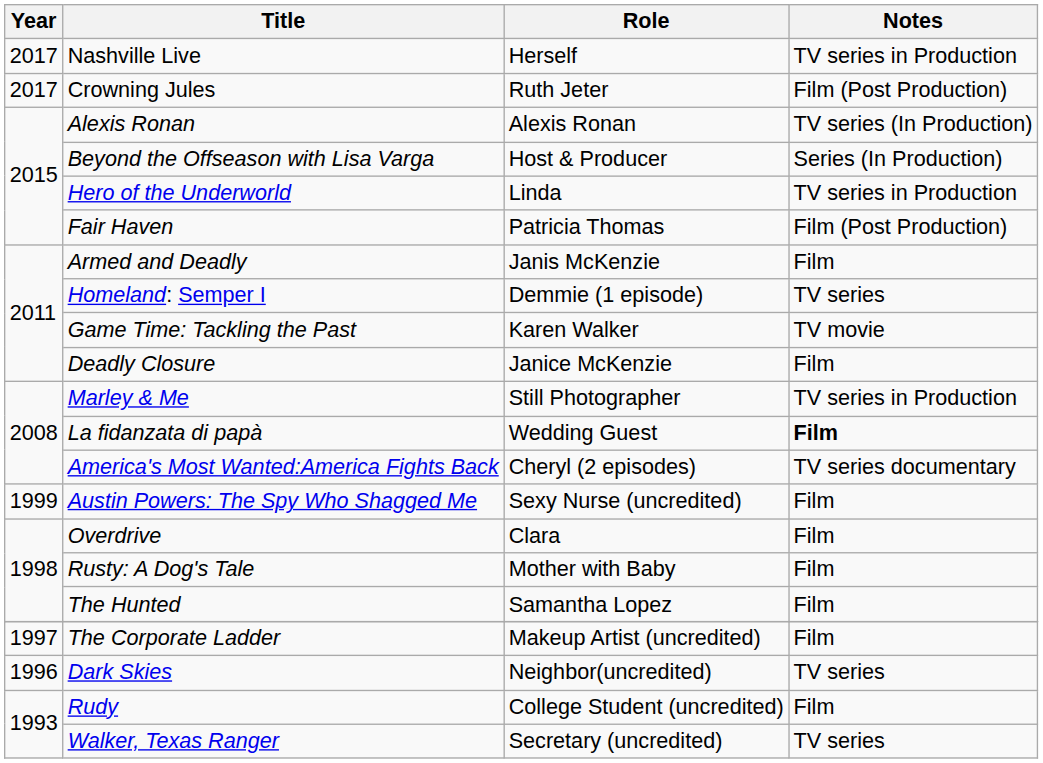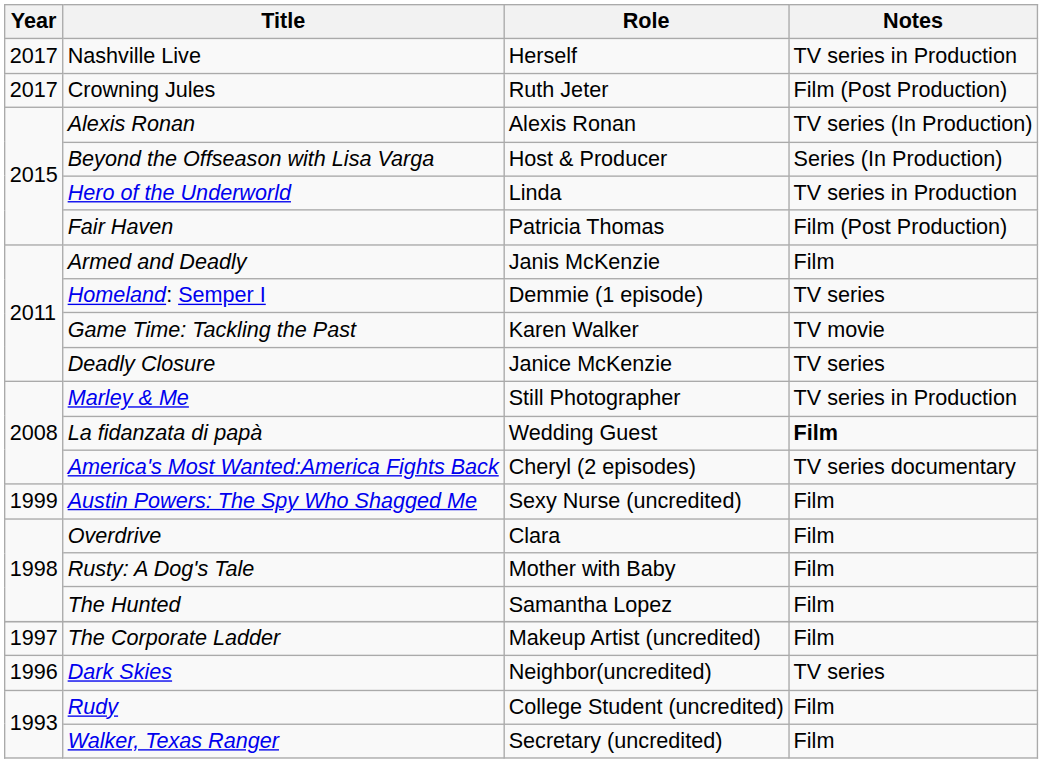(814, 364) Film -> (839, 364) TV series
(839, 741) TV series -> (814, 741) Film
